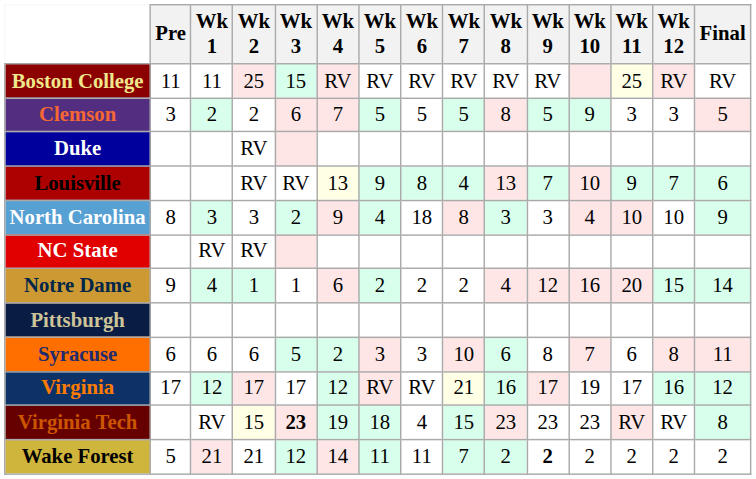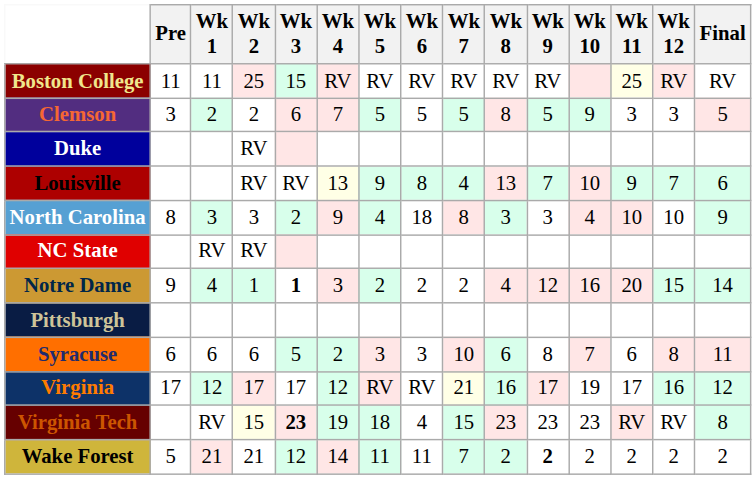(296, 285) normal -> (296, 285) bold
(338, 285) 6 -> (338, 285) 3
